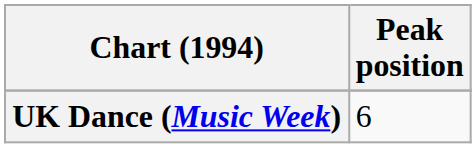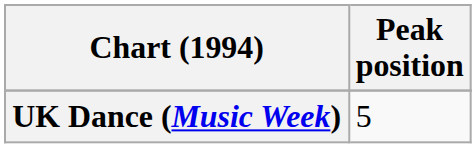(364, 116) 6 -> (364, 116) 5
